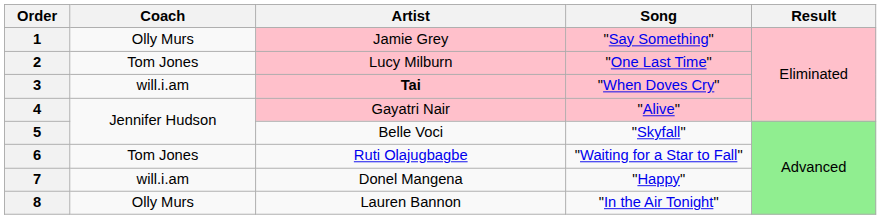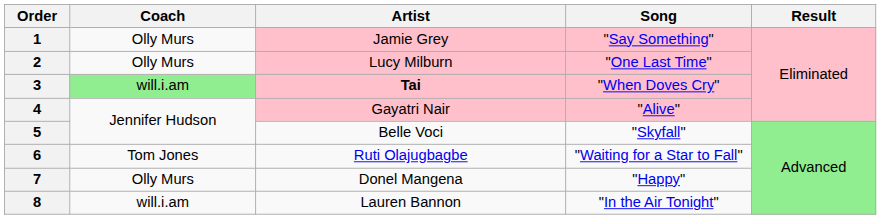(163, 62) Tom Jones -> (163, 62) Olly Murs
(163, 86) no background -> (163, 86) lightgreen background
(163, 179) will.i.am -> (163, 179) Olly Murs
(163, 202) Olly Murs -> (163, 202) will.i.am
